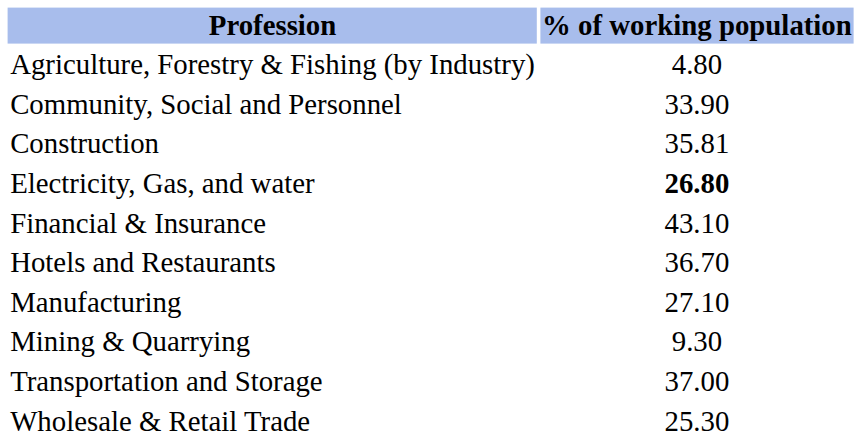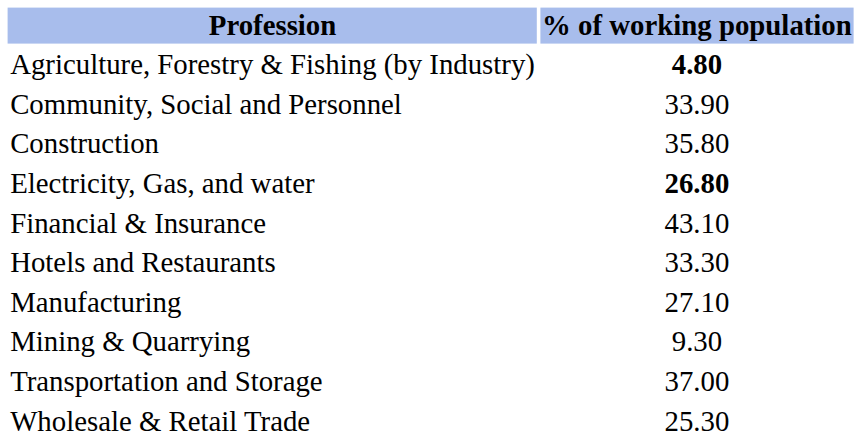(697, 64) normal -> (697, 64) bold
(697, 144) 35.81 -> (697, 144) 35.80
(697, 262) 36.70 -> (697, 262) 33.30
